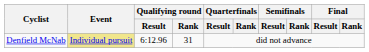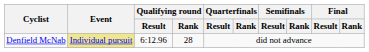(188, 41) 31 -> (188, 41) 28
